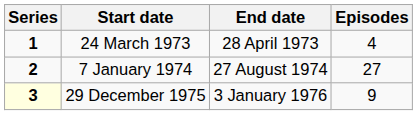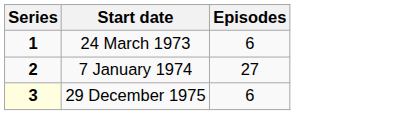- column: (270, 17)
(372, 43) 4 -> (250, 43) 6
(372, 95) 9 -> (250, 95) 6
